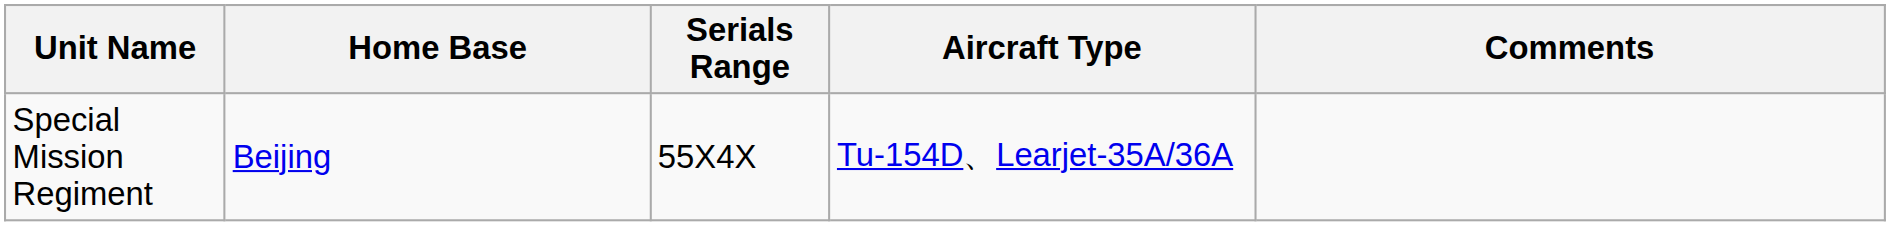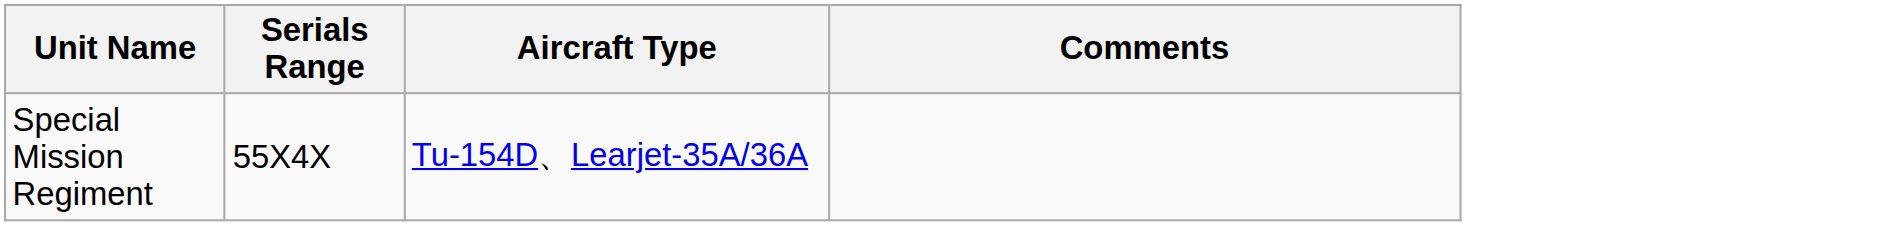- column: (438, 48)
